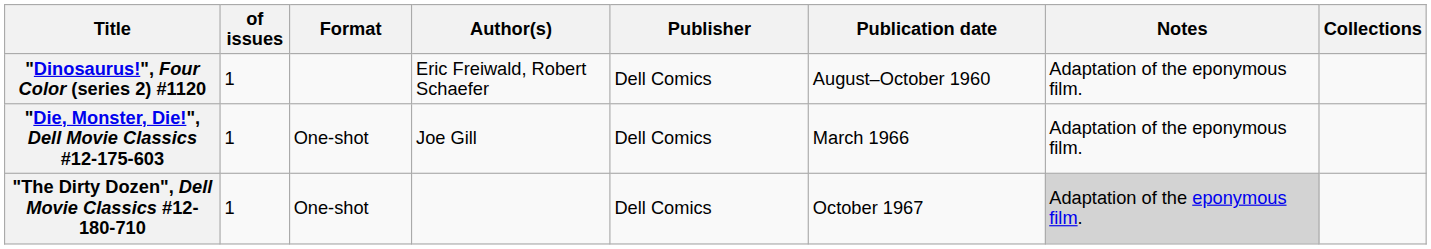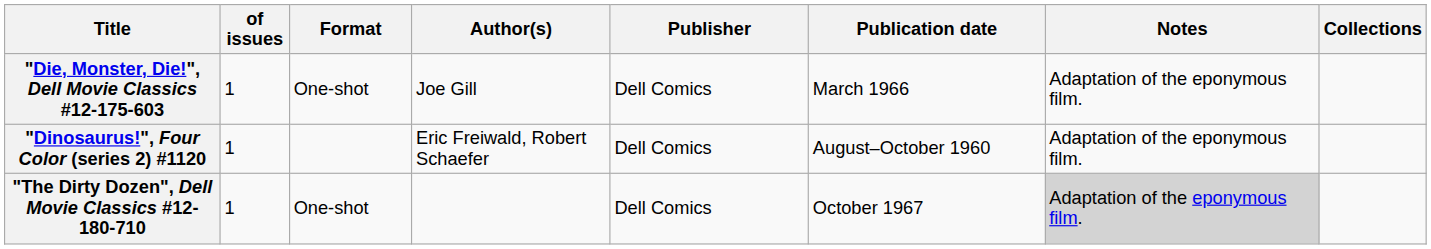rows swapped: (112, 138) <-> (112, 78)
